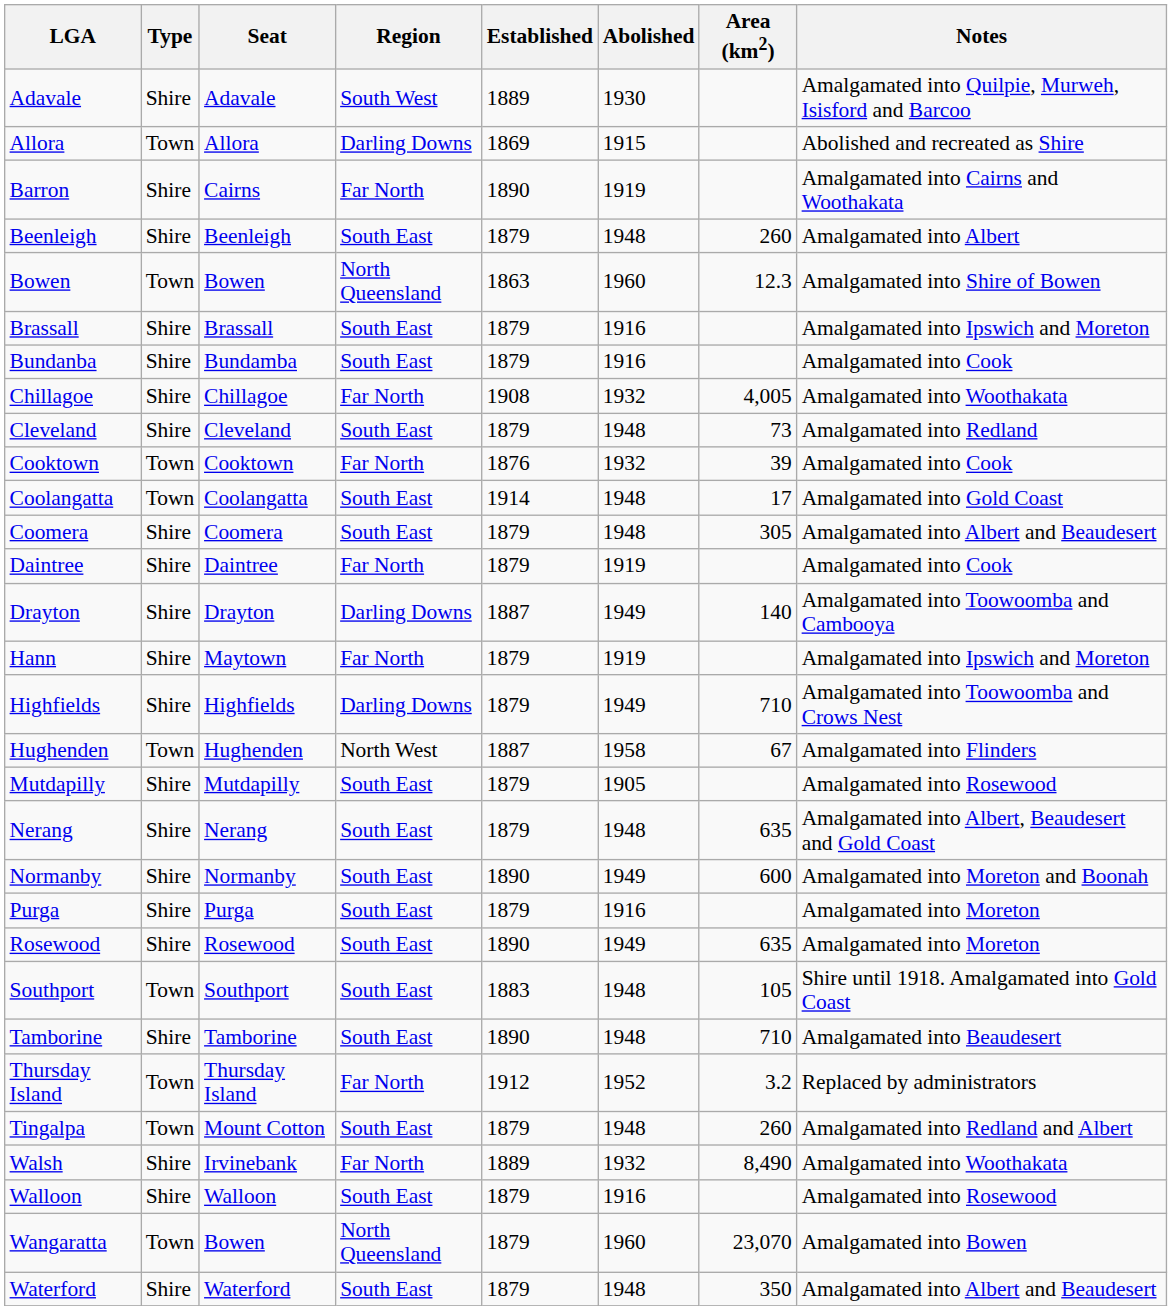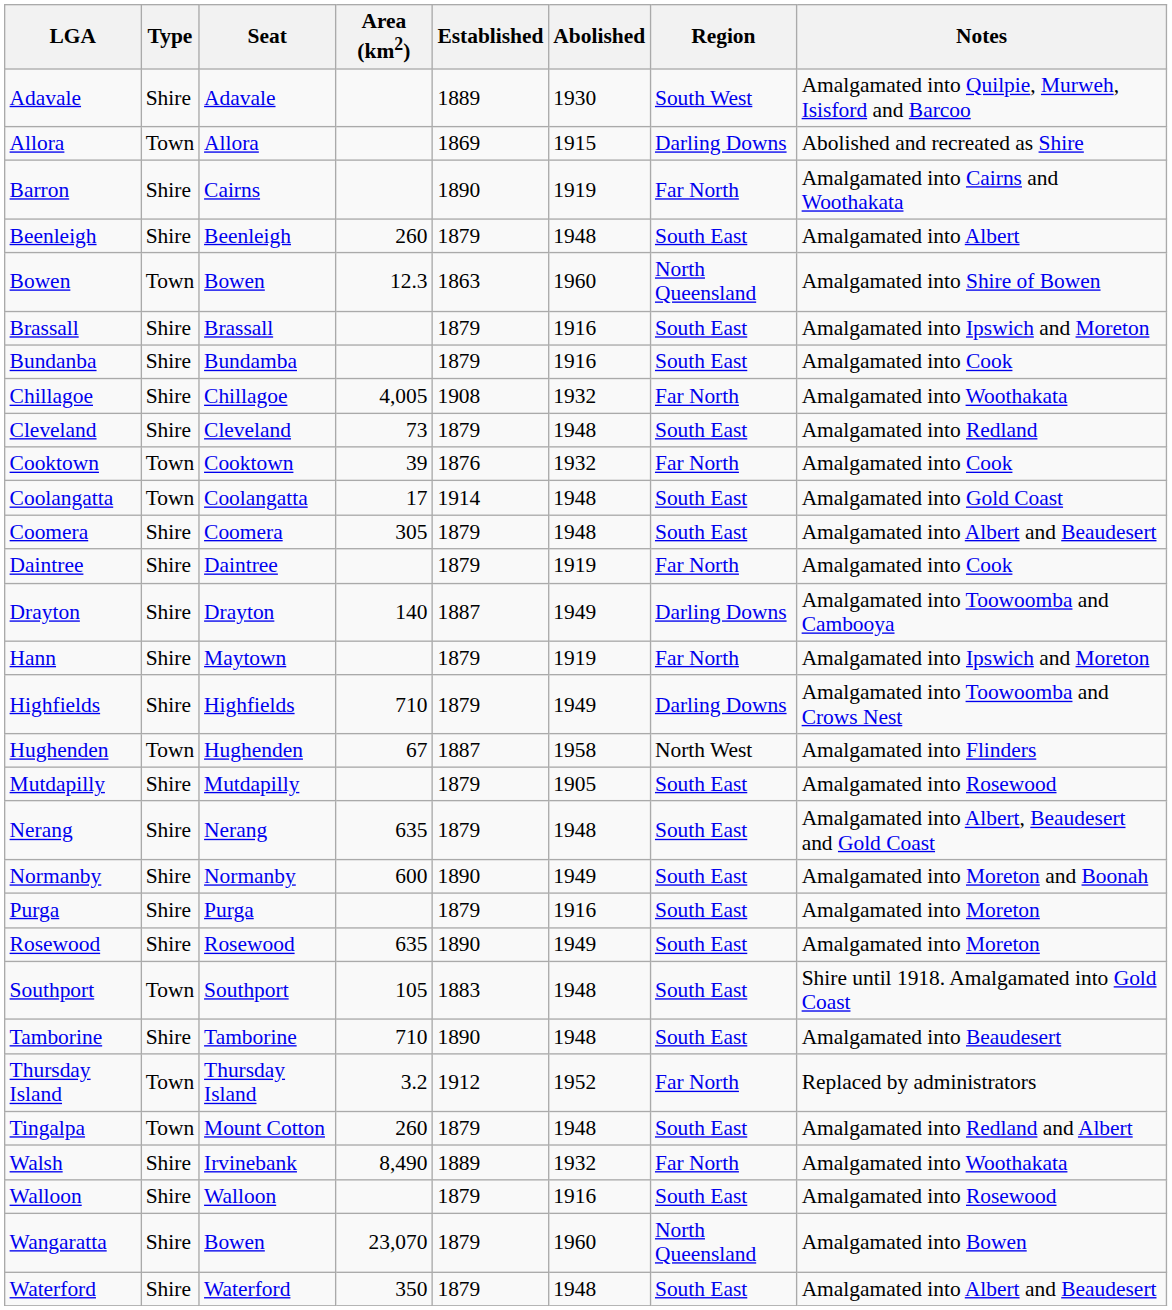columns swapped: (409, 36) <-> (748, 36)
(170, 1242) Town -> (168, 1242) Shire
